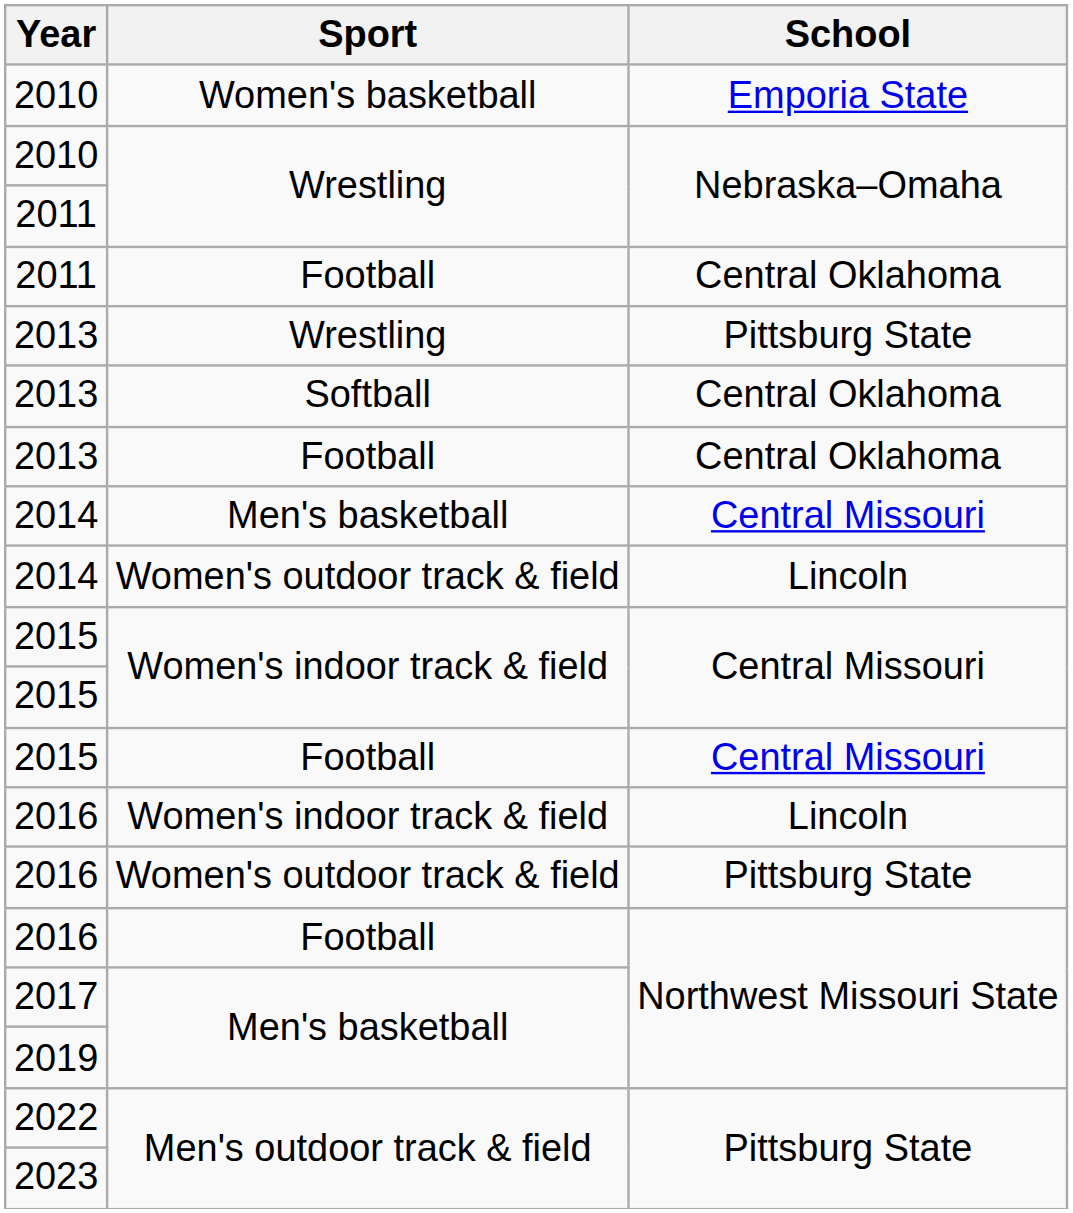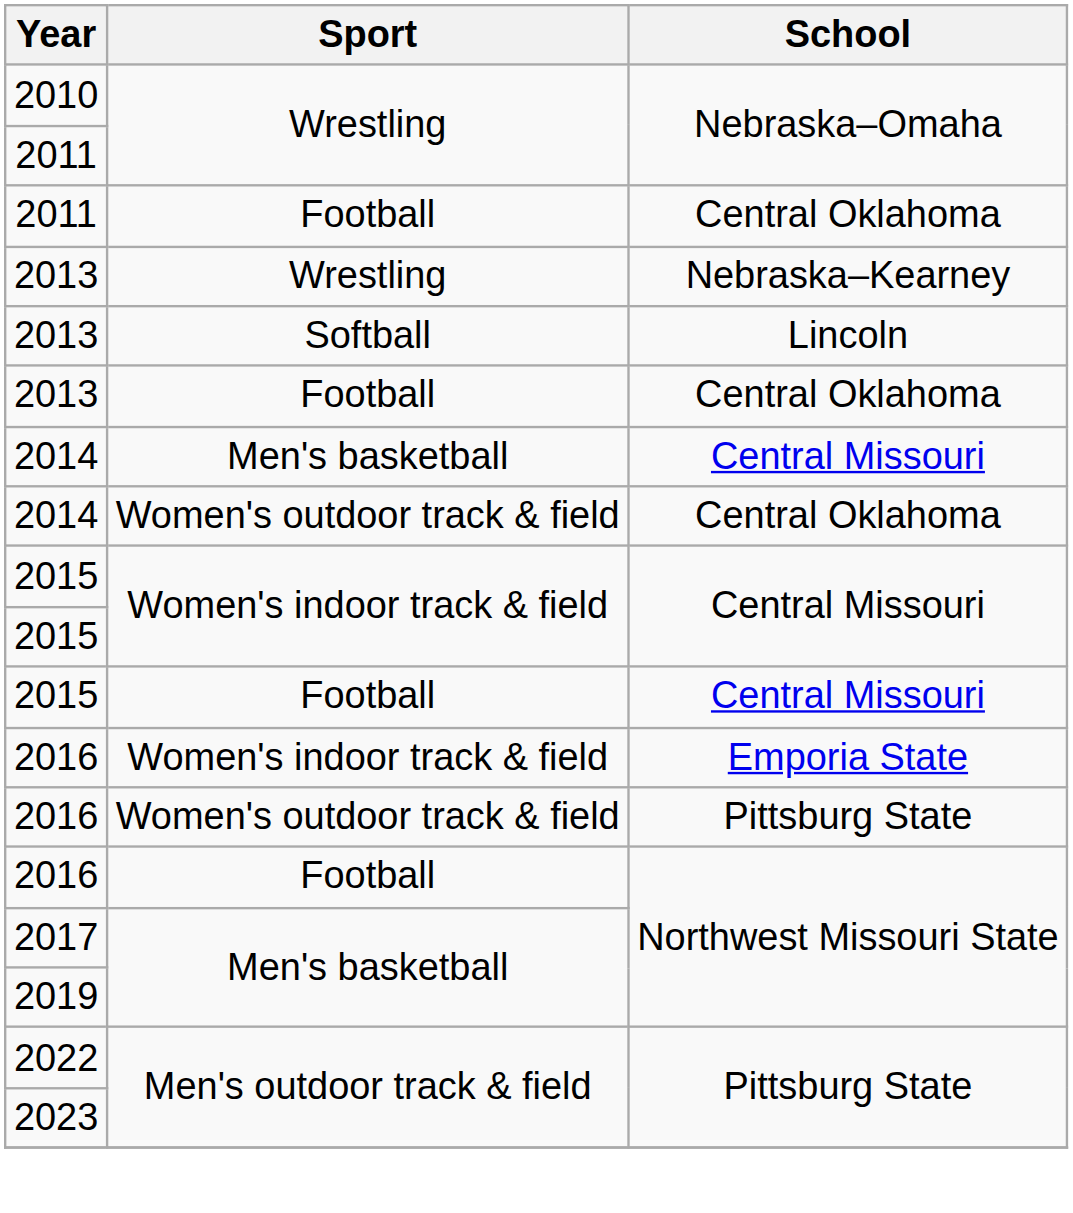- row: (56, 94)
(848, 335) Pittsburg State -> (848, 275) Nebraska–Kearney
(848, 395) Central Oklahoma -> (848, 335) Lincoln
(848, 575) Lincoln -> (848, 515) Central Oklahoma
(848, 816) Lincoln -> (848, 756) Emporia State
